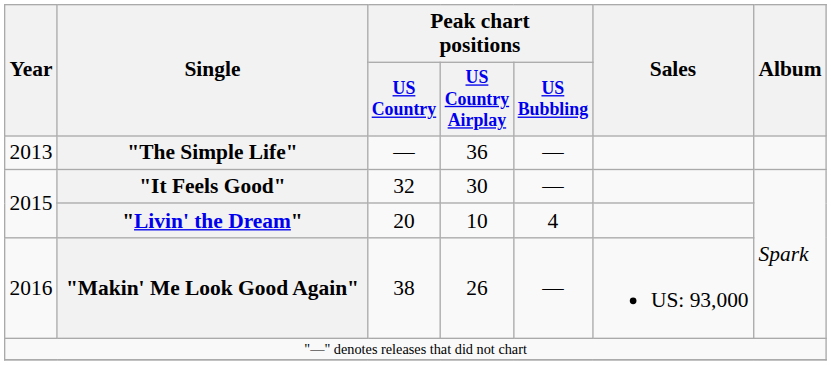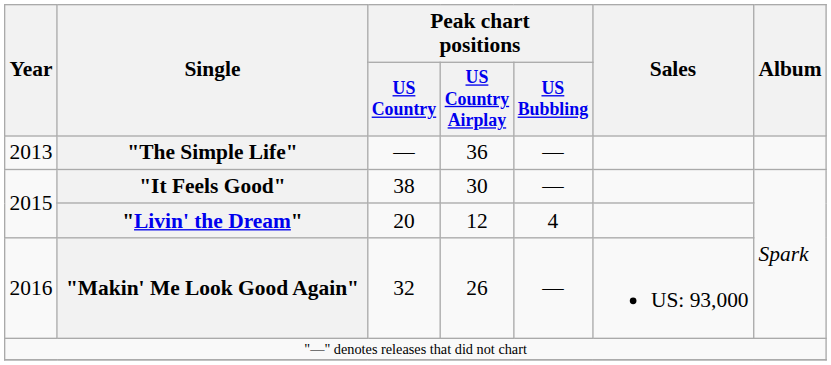(404, 186) 32 -> (404, 186) 38
(477, 220) 10 -> (477, 220) 12
(404, 287) 38 -> (404, 287) 32
